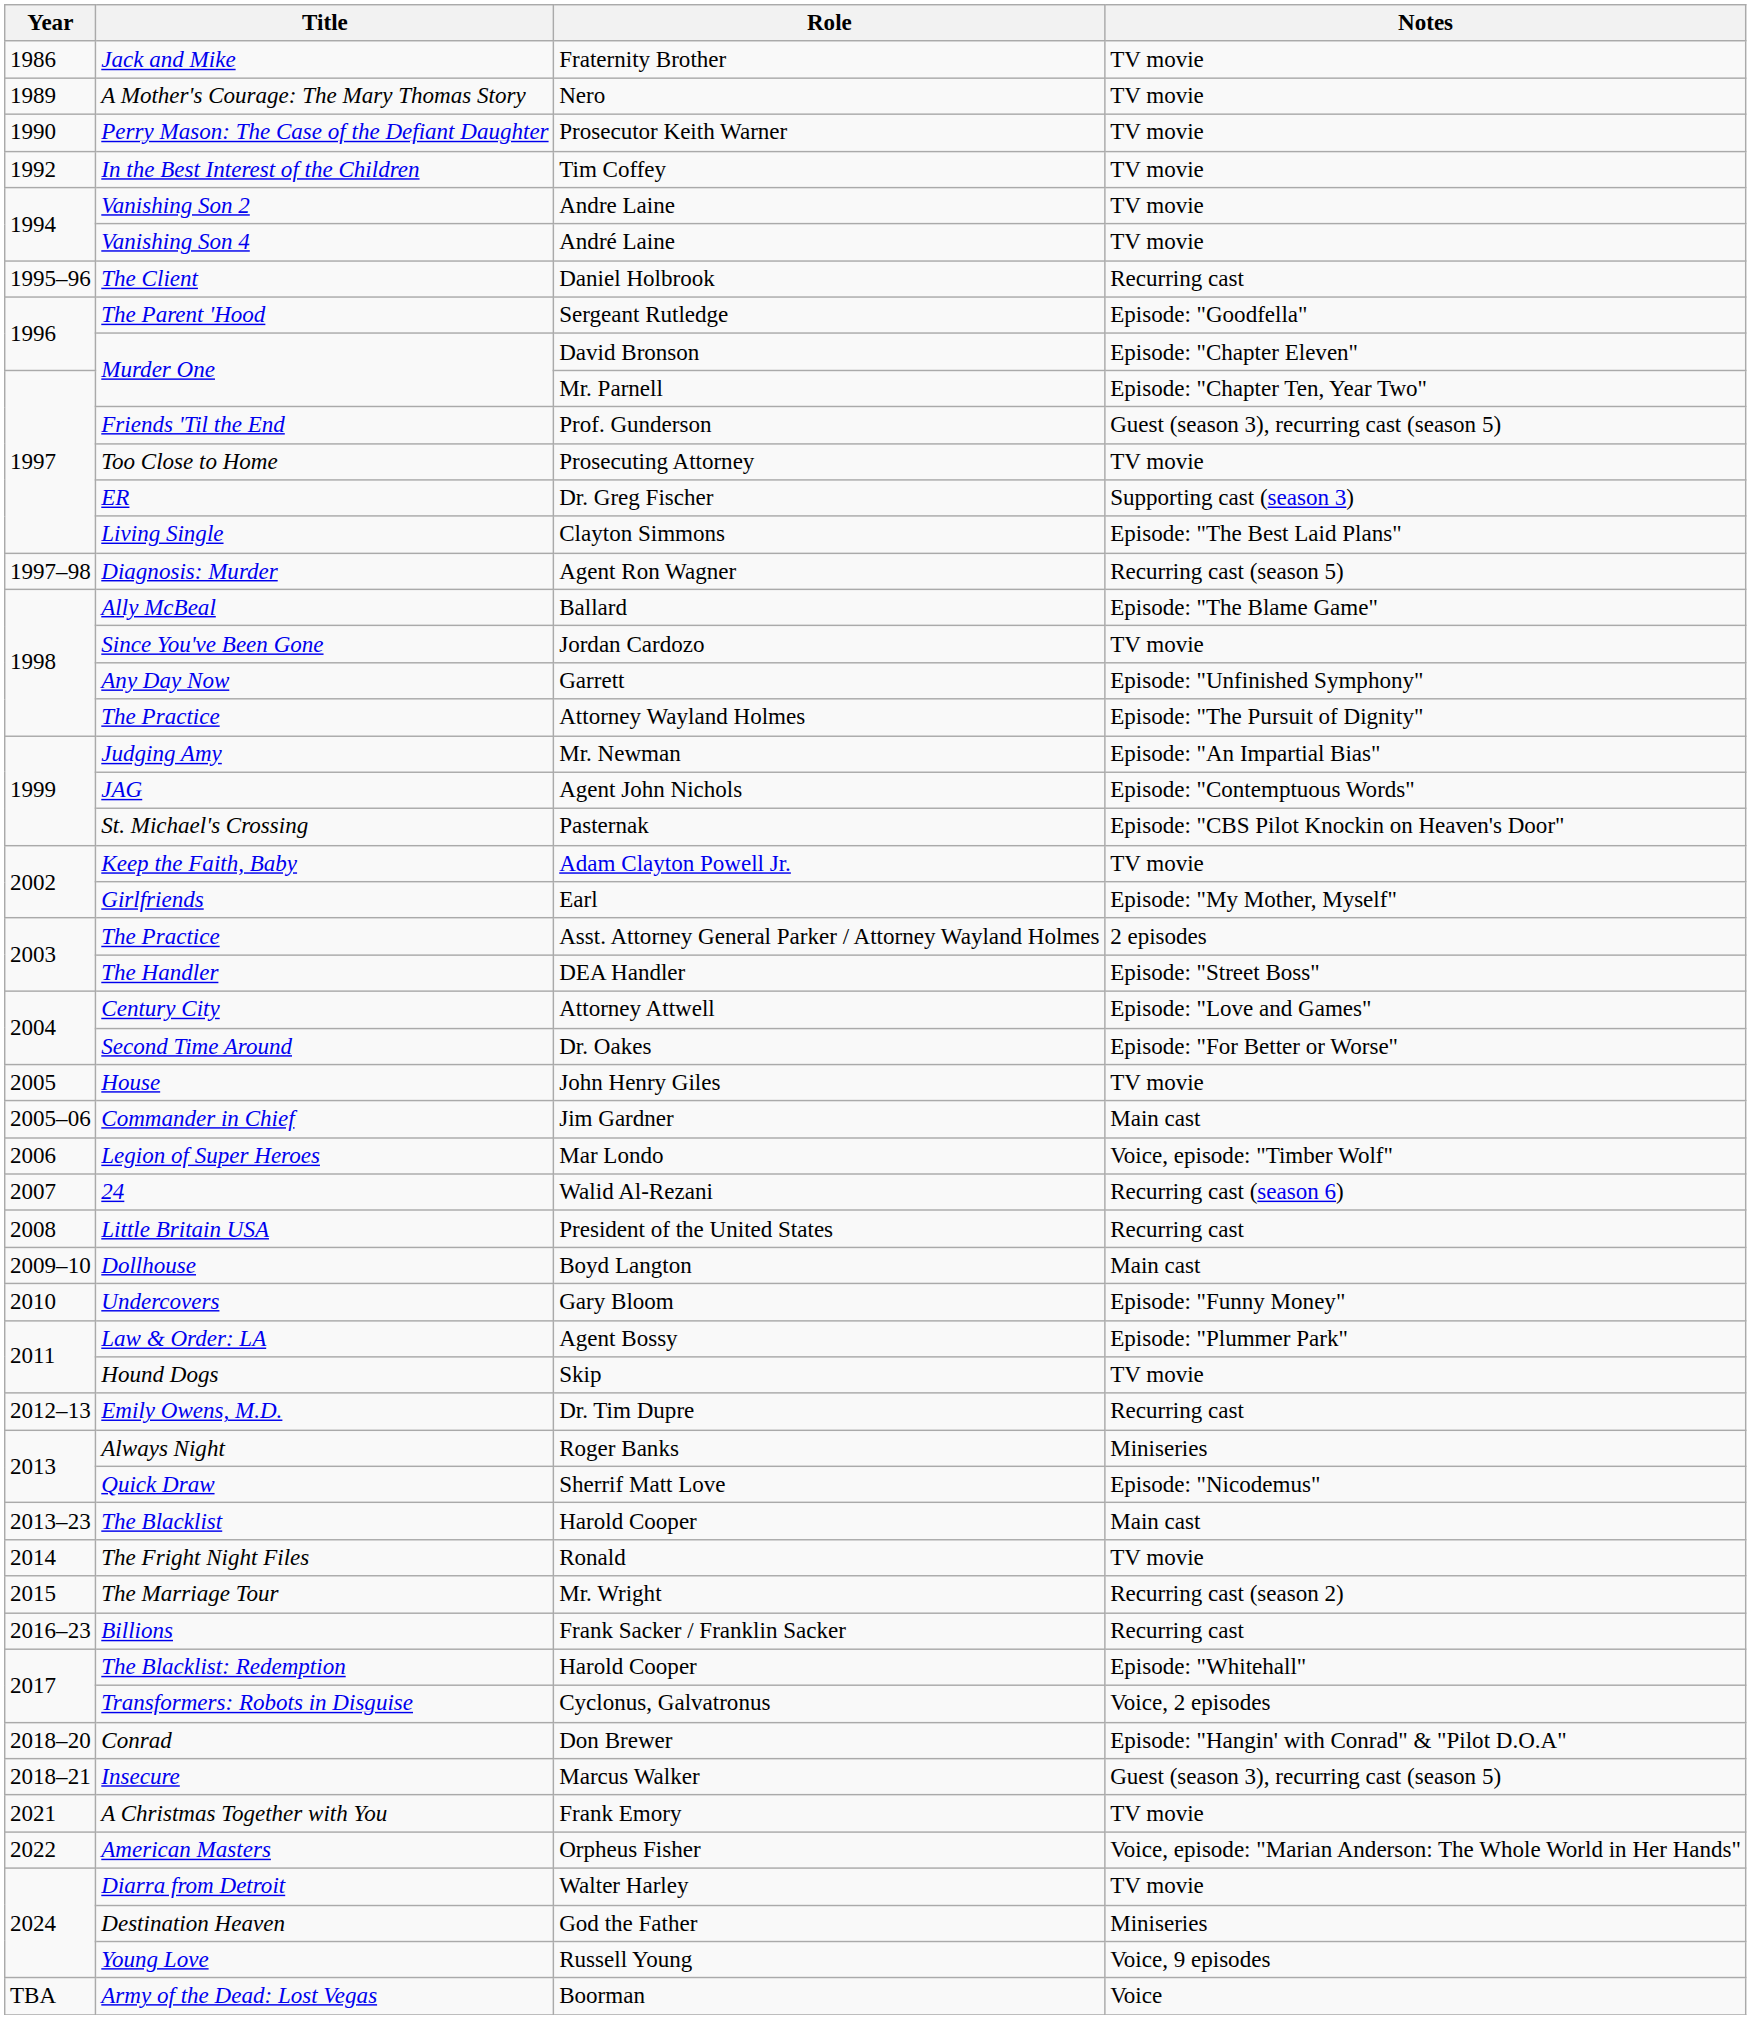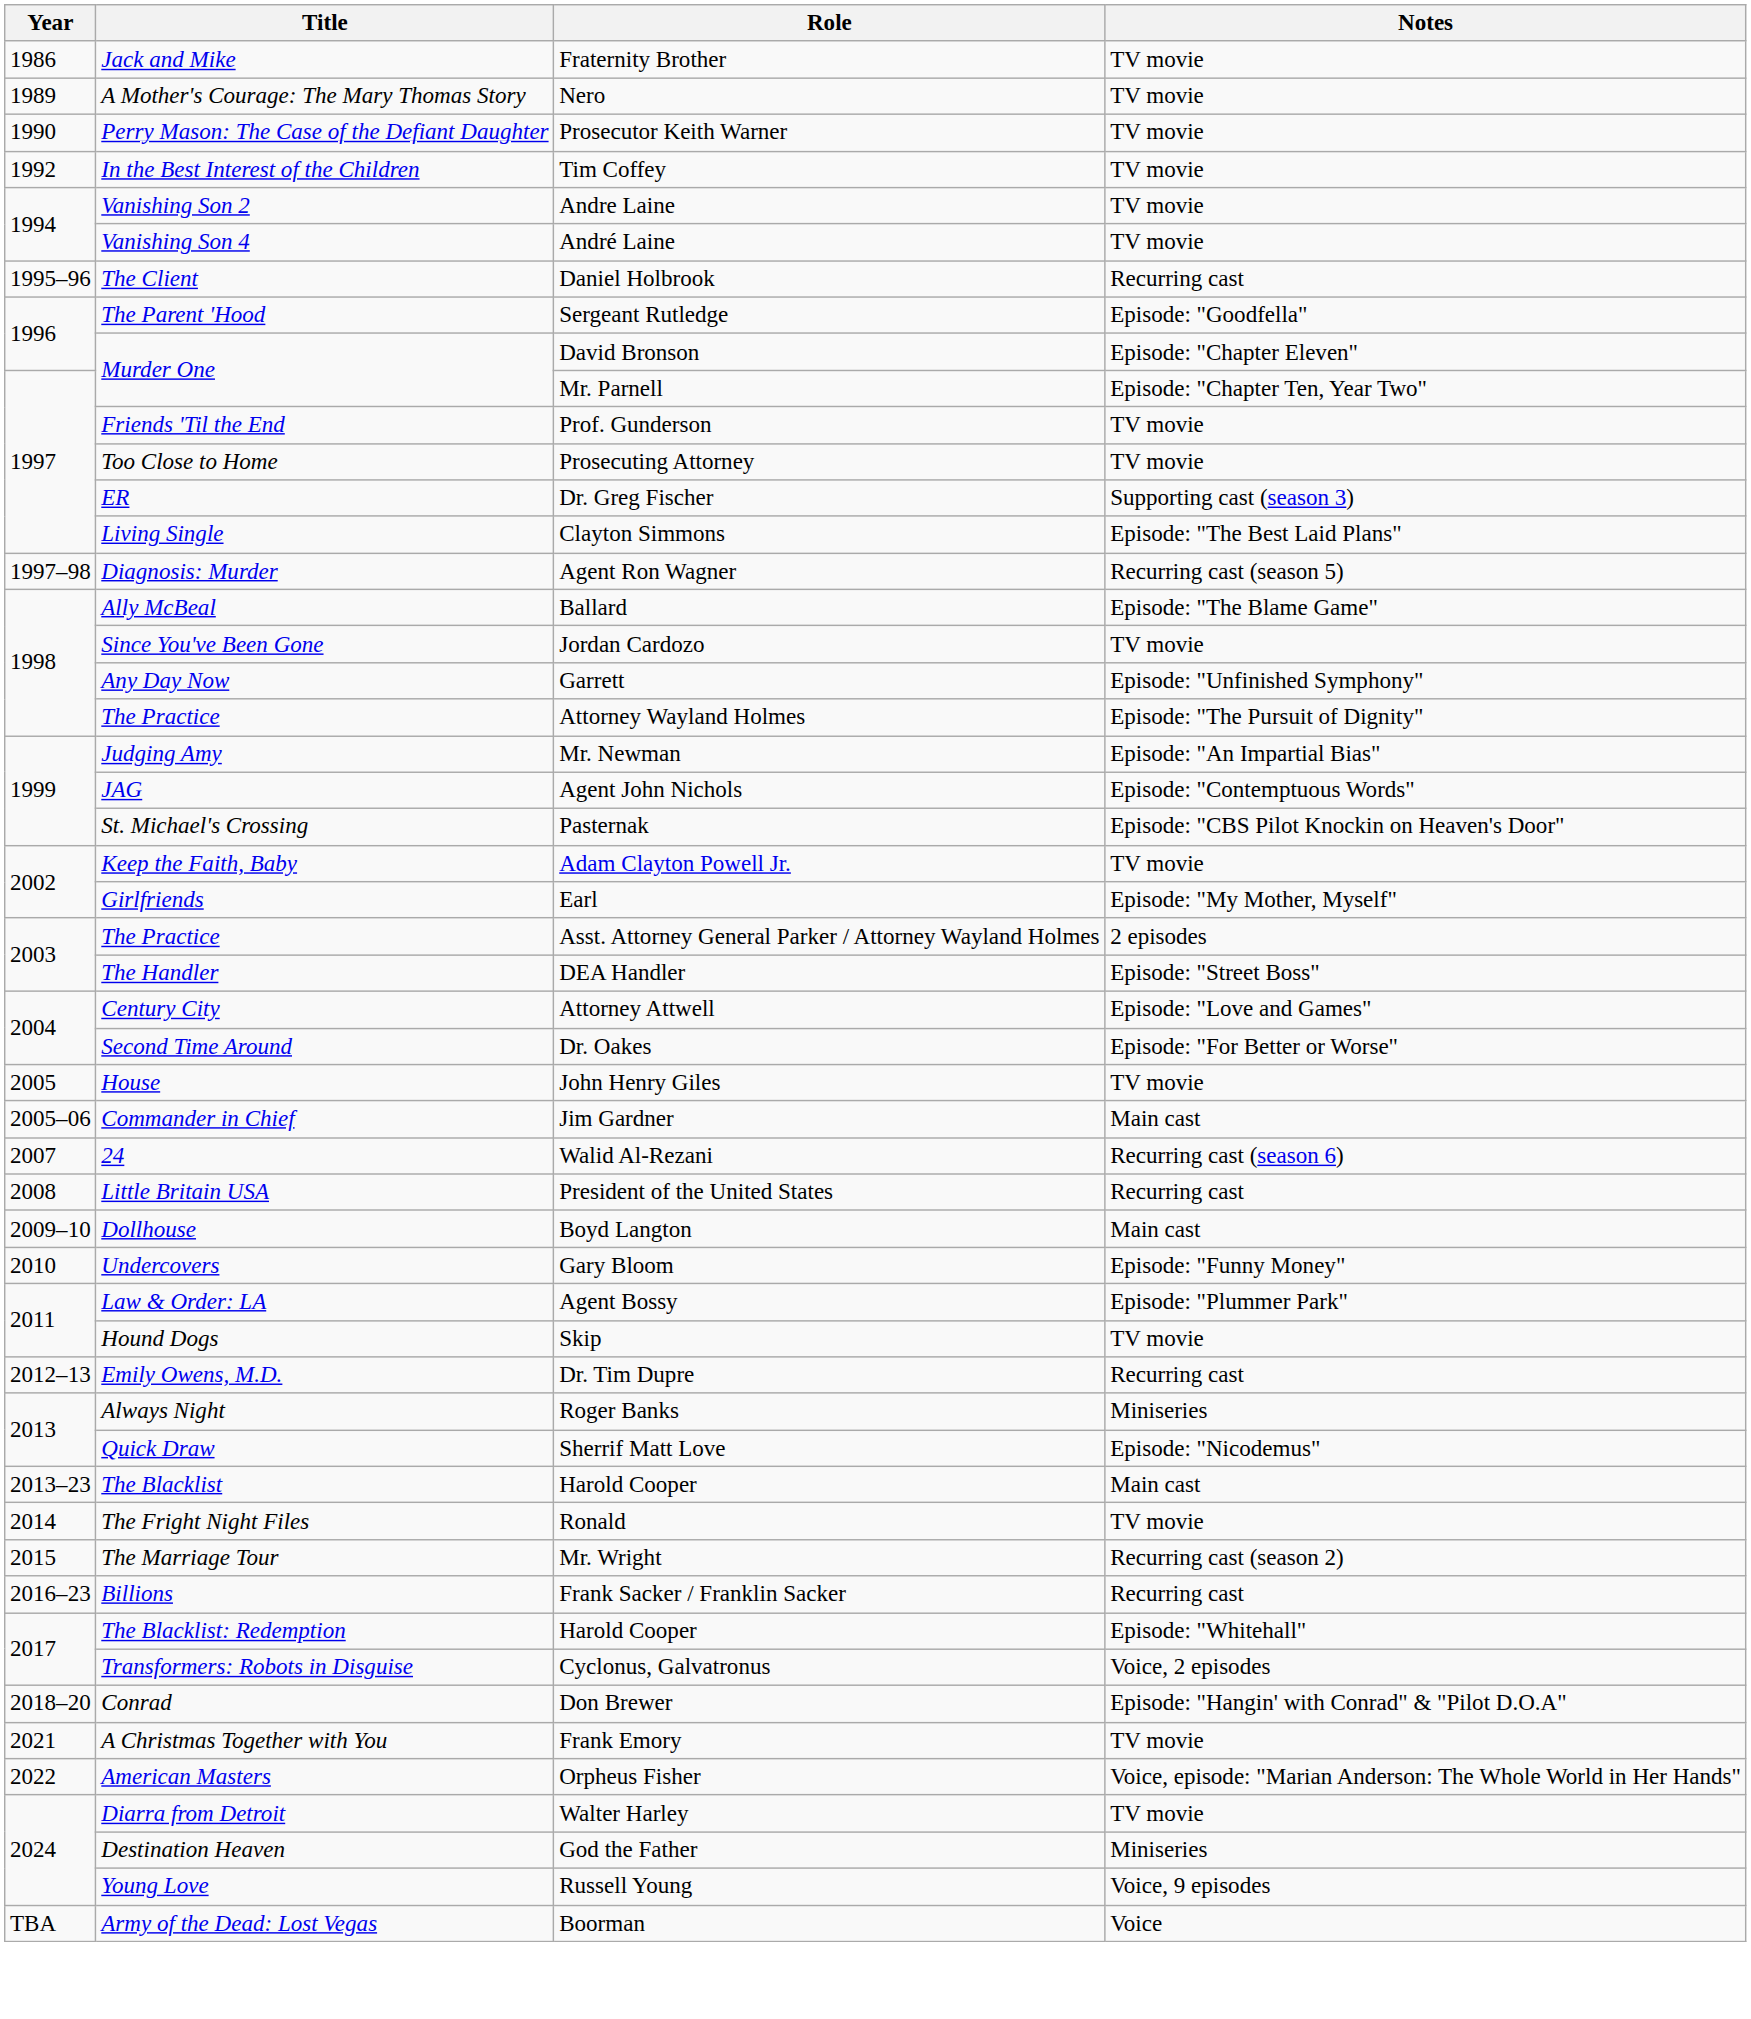(1306, 424) Guest (season 3), recurring cast (season 5) -> (1157, 424) TV movie
- row: (211, 1155)
- row: (141, 1776)
